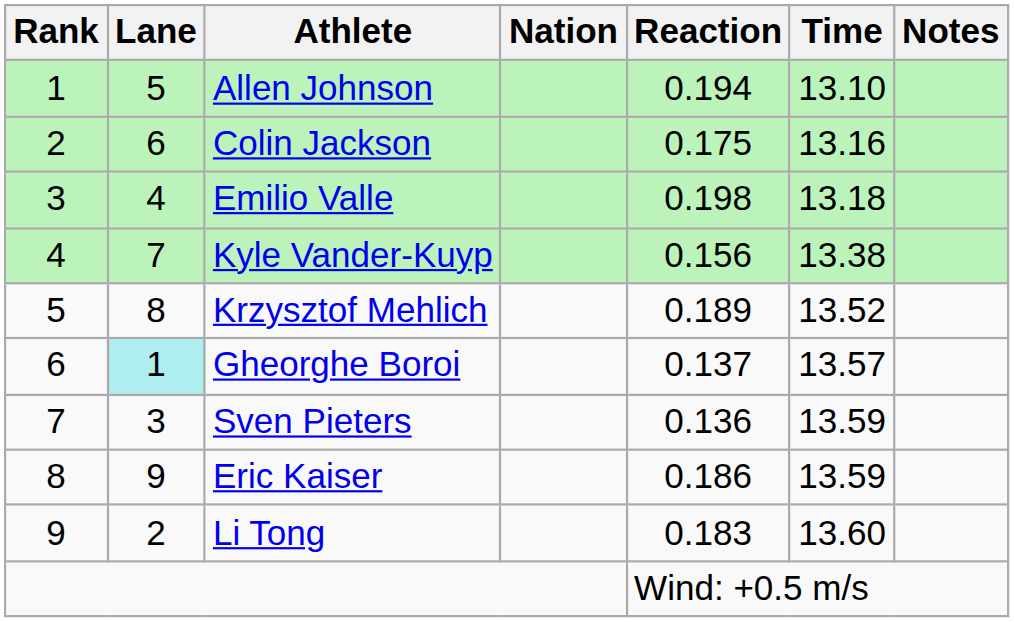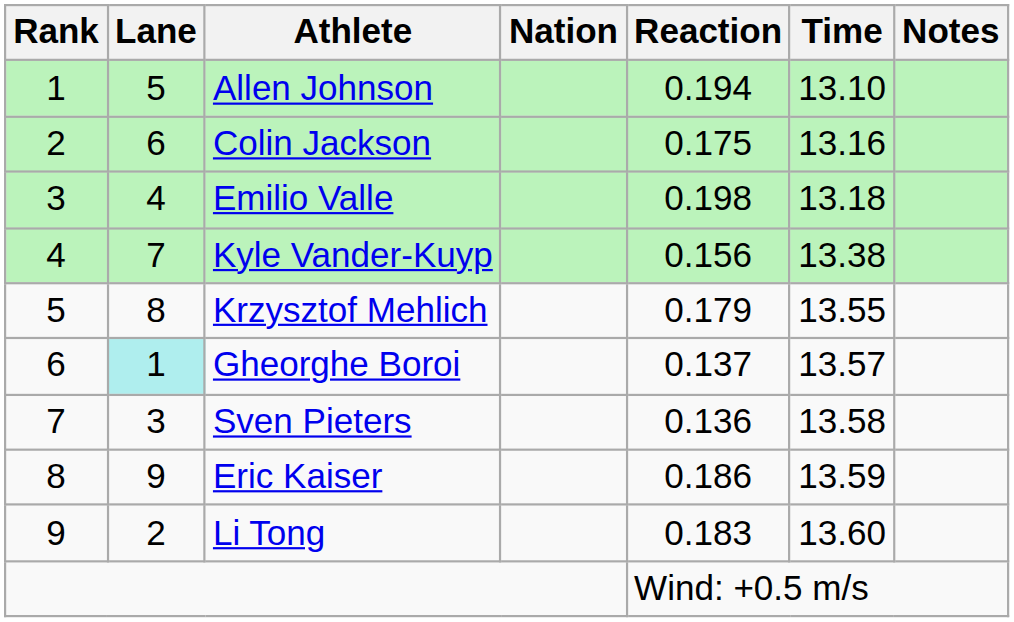(708, 310) 0.189 -> (708, 310) 0.179
(842, 310) 13.52 -> (842, 310) 13.55
(842, 421) 13.59 -> (842, 421) 13.58
